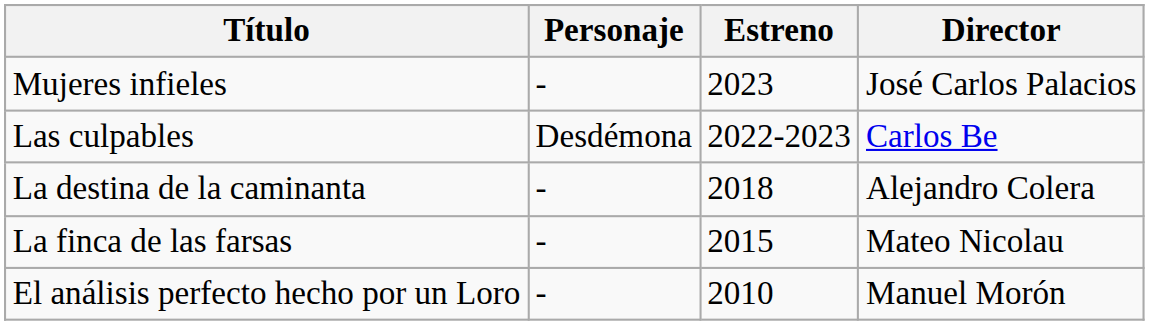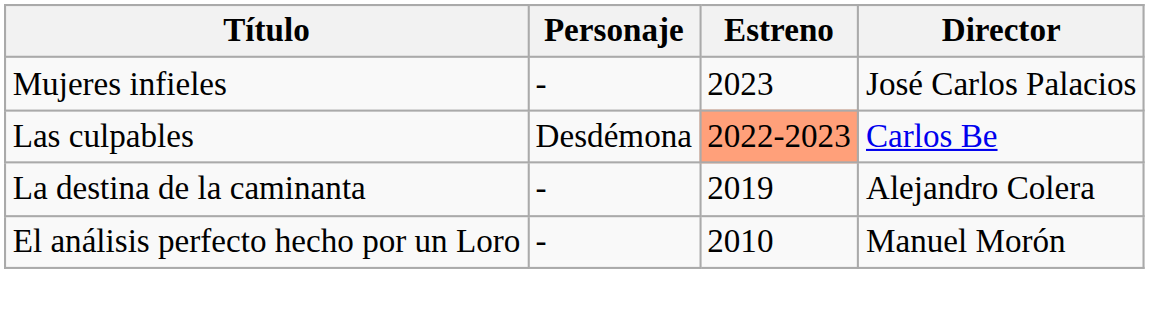(779, 135) no background -> (779, 135) lightsalmon background
(740, 188) 2018 -> (740, 188) 2019
- row: (152, 240)
